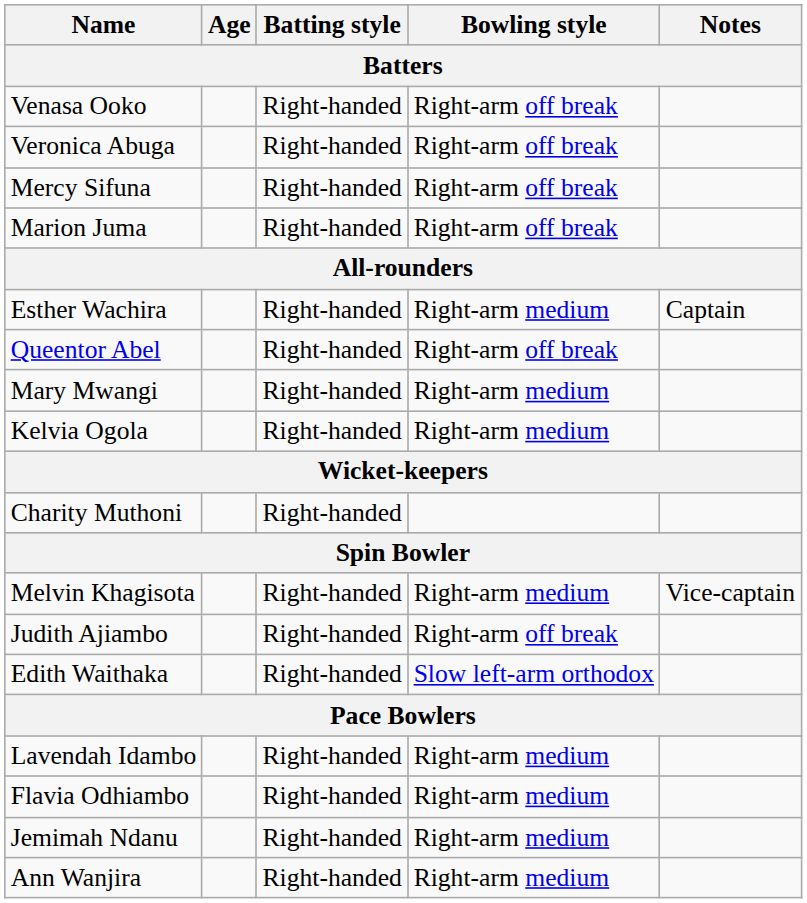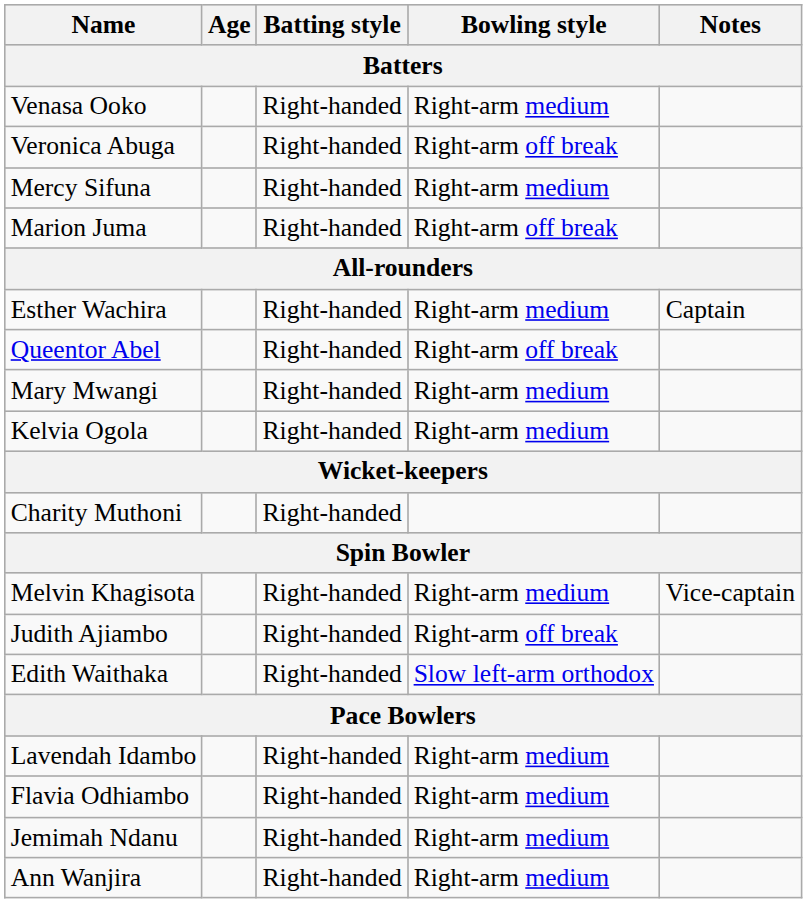(516, 106) Right-arm off break -> (511, 106) Right-arm medium
(516, 187) Right-arm off break -> (511, 187) Right-arm medium
